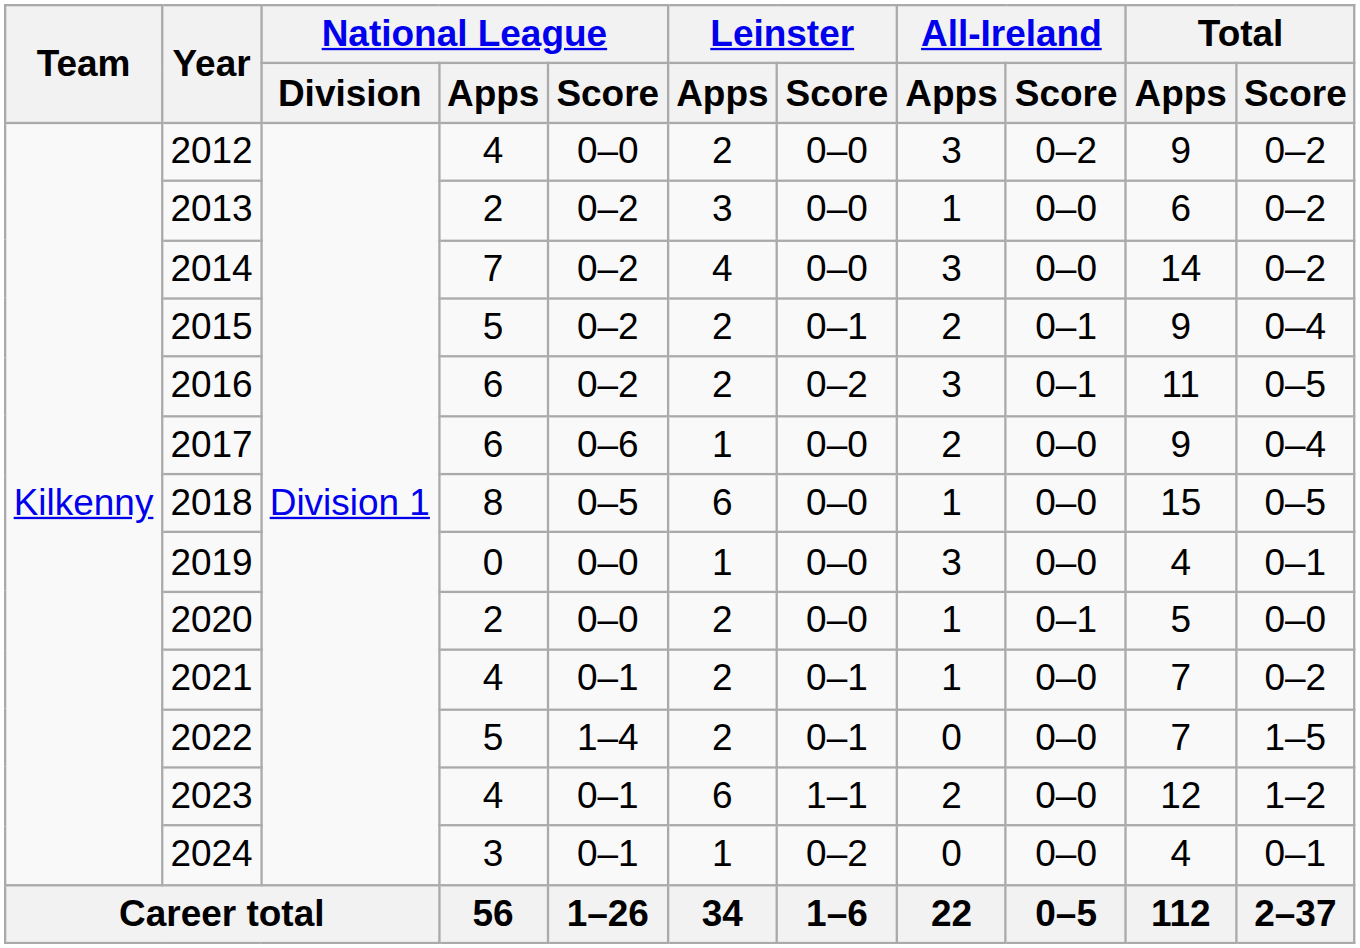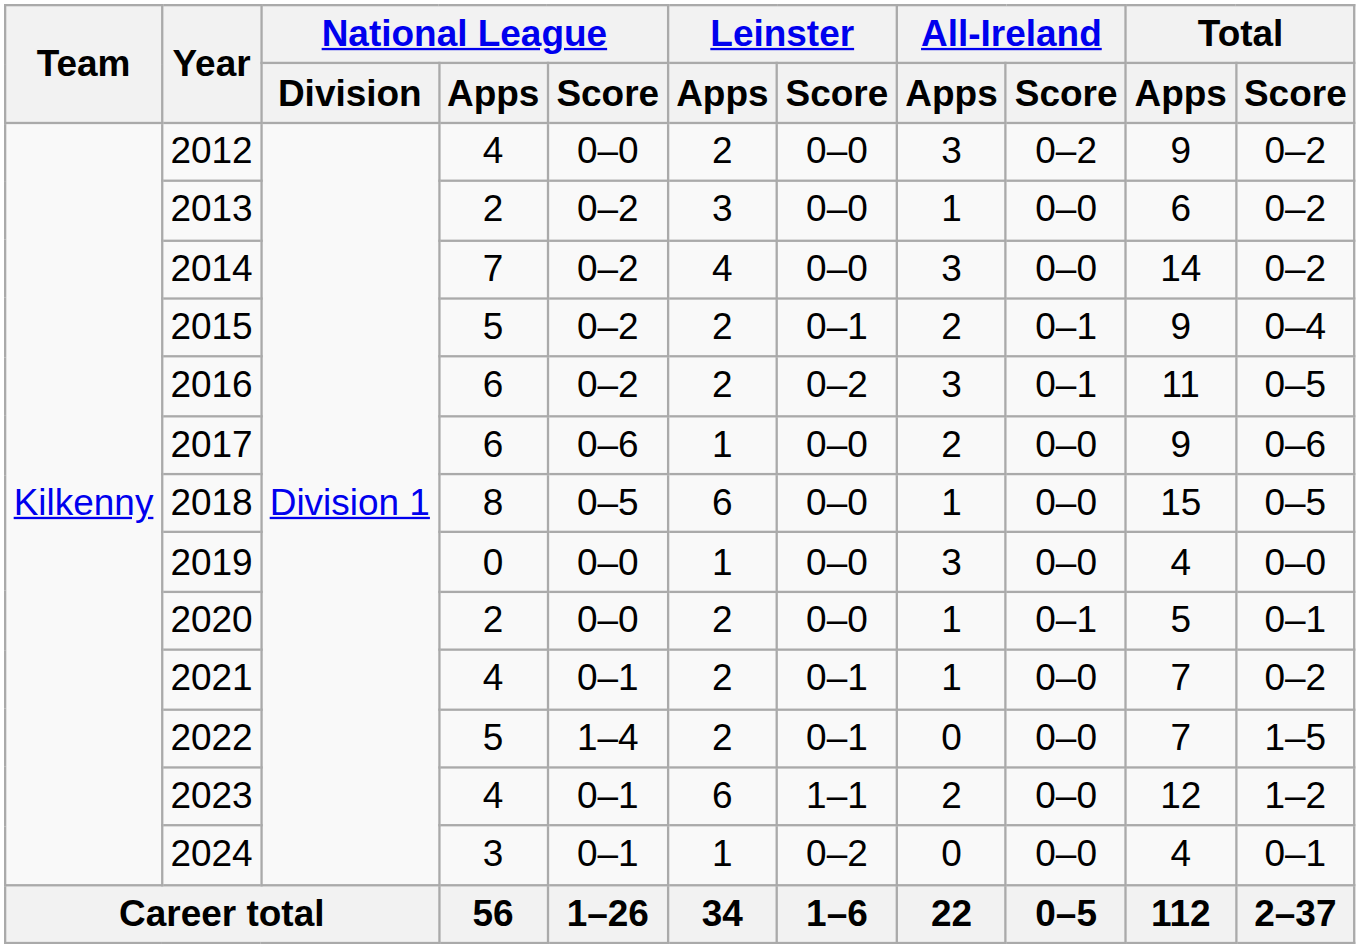(1295, 444) 0–4 -> (1295, 444) 0–6
(1295, 561) 0–1 -> (1295, 561) 0–0
(1295, 619) 0–0 -> (1295, 619) 0–1
